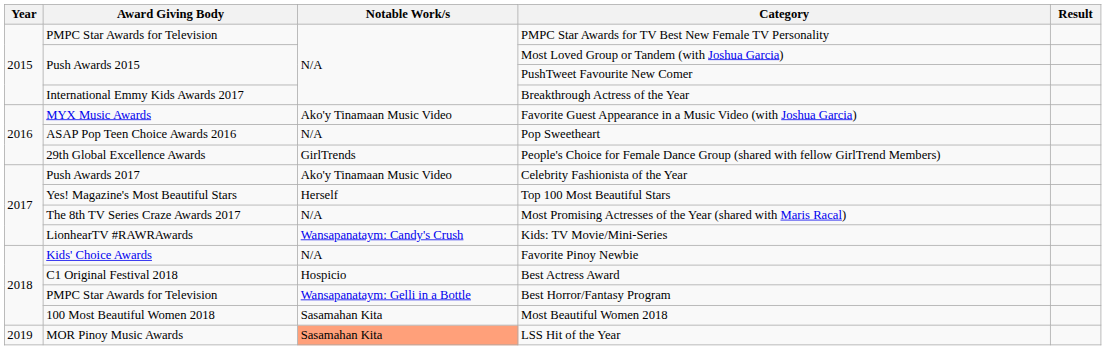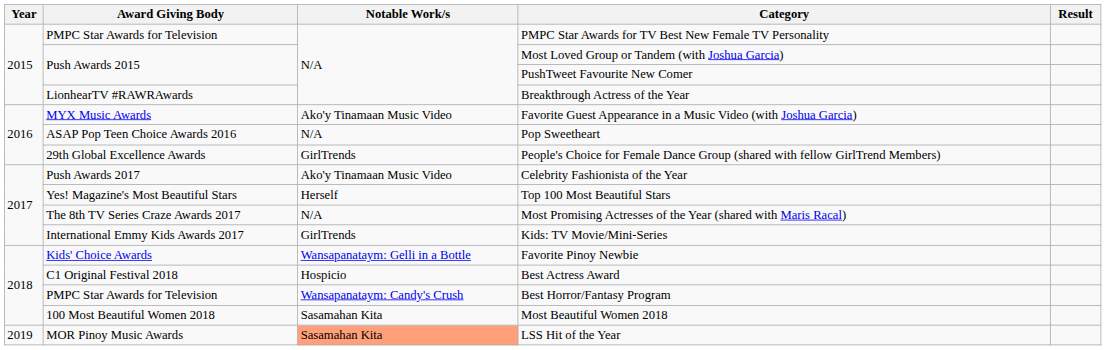(145, 94) International Emmy Kids Awards 2017 -> (120, 94) LionhearTV #RAWRAwards
(120, 235) LionhearTV #RAWRAwards -> (145, 235) International Emmy Kids Awards 2017
(382, 235) Wansapanataym: Candy's Crush -> (328, 235) GirlTrends
(312, 255) N/A -> (386, 255) Wansapanataym: Gelli in a Bottle
(386, 295) Wansapanataym: Gelli in a Bottle -> (382, 295) Wansapanataym: Candy's Crush
